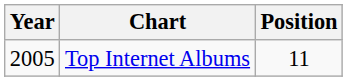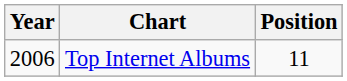(32, 57) 2005 -> (32, 57) 2006
